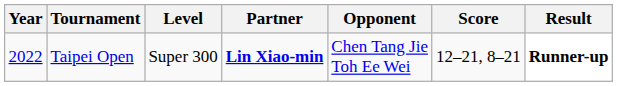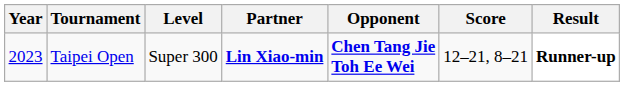(26, 56) 2022 -> (26, 56) 2023
(380, 56) normal -> (383, 56) bold
